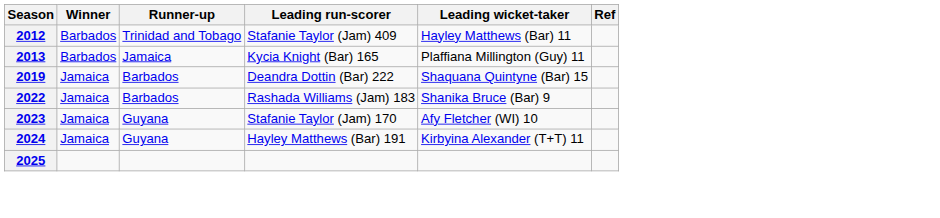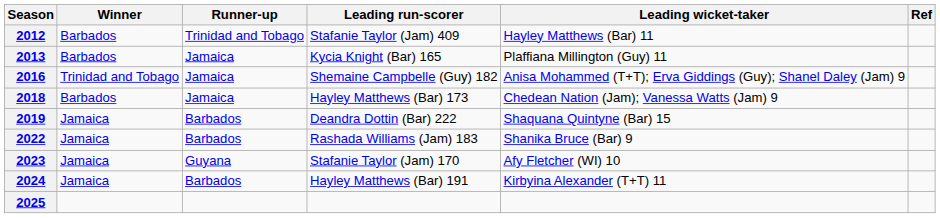+ row: (31, 77)
+ row: (31, 98)
(145, 139) Guyana -> (213, 181) Barbados
